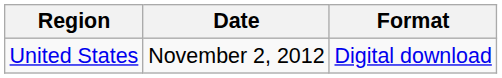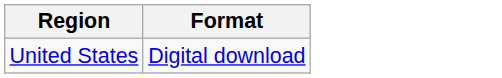- column: (236, 21)
